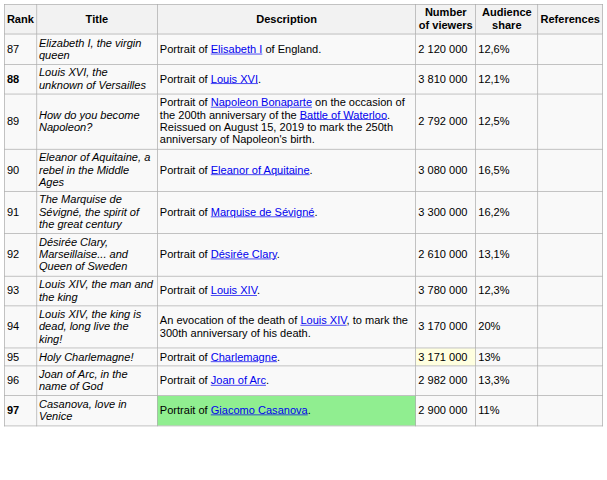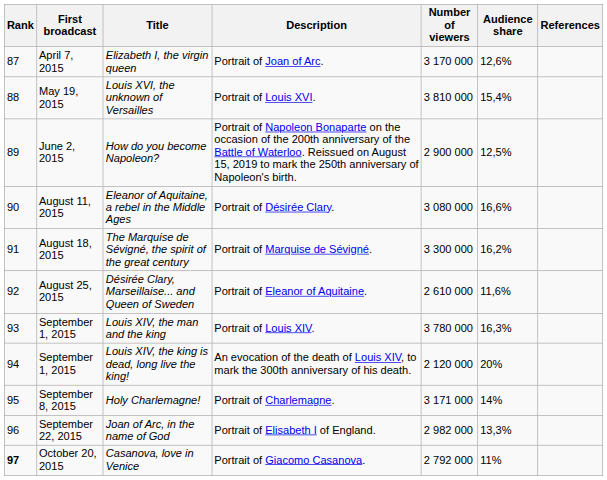+ column: (70, 25)
(241, 49) Portrait of Elisabeth I of England. -> (269, 61) Portrait of Joan of Arc.
(443, 49) 2 120 000 -> (448, 61) 3 170 000
(13, 79) bold -> (13, 97) normal
(494, 79) 12,1% -> (496, 97) 15,4%
(443, 121) 2 792 000 -> (448, 152) 2 900 000
(236, 170) Portrait of Eleanor of Aquitaine. -> (274, 207) Portrait of Désirée Clary.
(494, 170) 16,5% -> (496, 207) 16,6%
(220, 254) Portrait of Désirée Clary. -> (291, 292) Portrait of Eleanor of Aquitaine.
(494, 254) 13,1% -> (495, 292) 11,6%
(494, 291) 12,3% -> (496, 328) 16,3%
(443, 327) 3 170 000 -> (448, 364) 2 120 000
(443, 357) lightyellow background -> (448, 400) no background
(489, 357) 13% -> (491, 400) 14%
(214, 380) Portrait of Joan of Arc. -> (295, 430) Portrait of Elisabeth I of England.
(235, 410) lightgreen background -> (290, 460) no background
(443, 410) 2 900 000 -> (448, 460) 2 792 000
